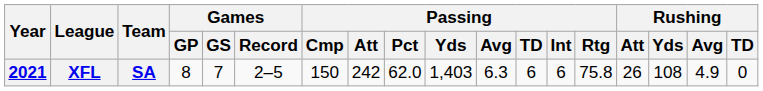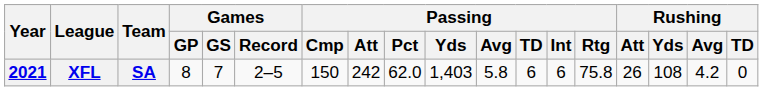(496, 72) 6.3 -> (496, 72) 5.8
(707, 72) 4.9 -> (707, 72) 4.2
